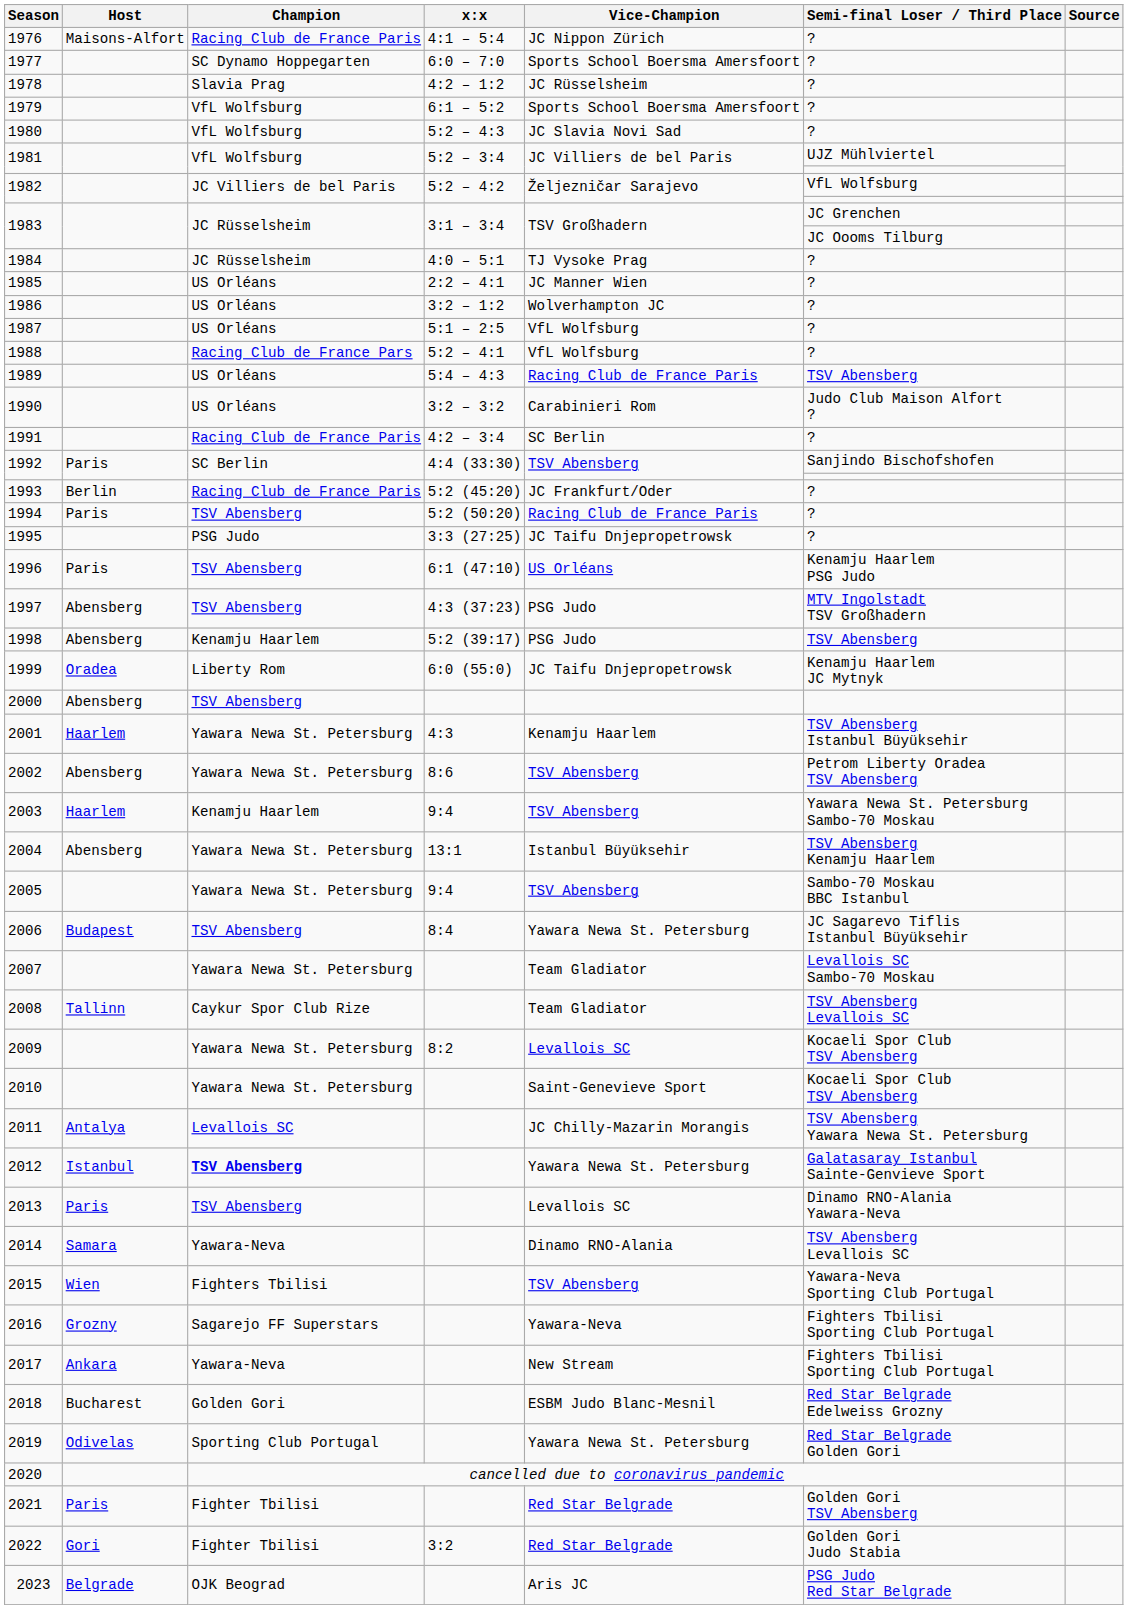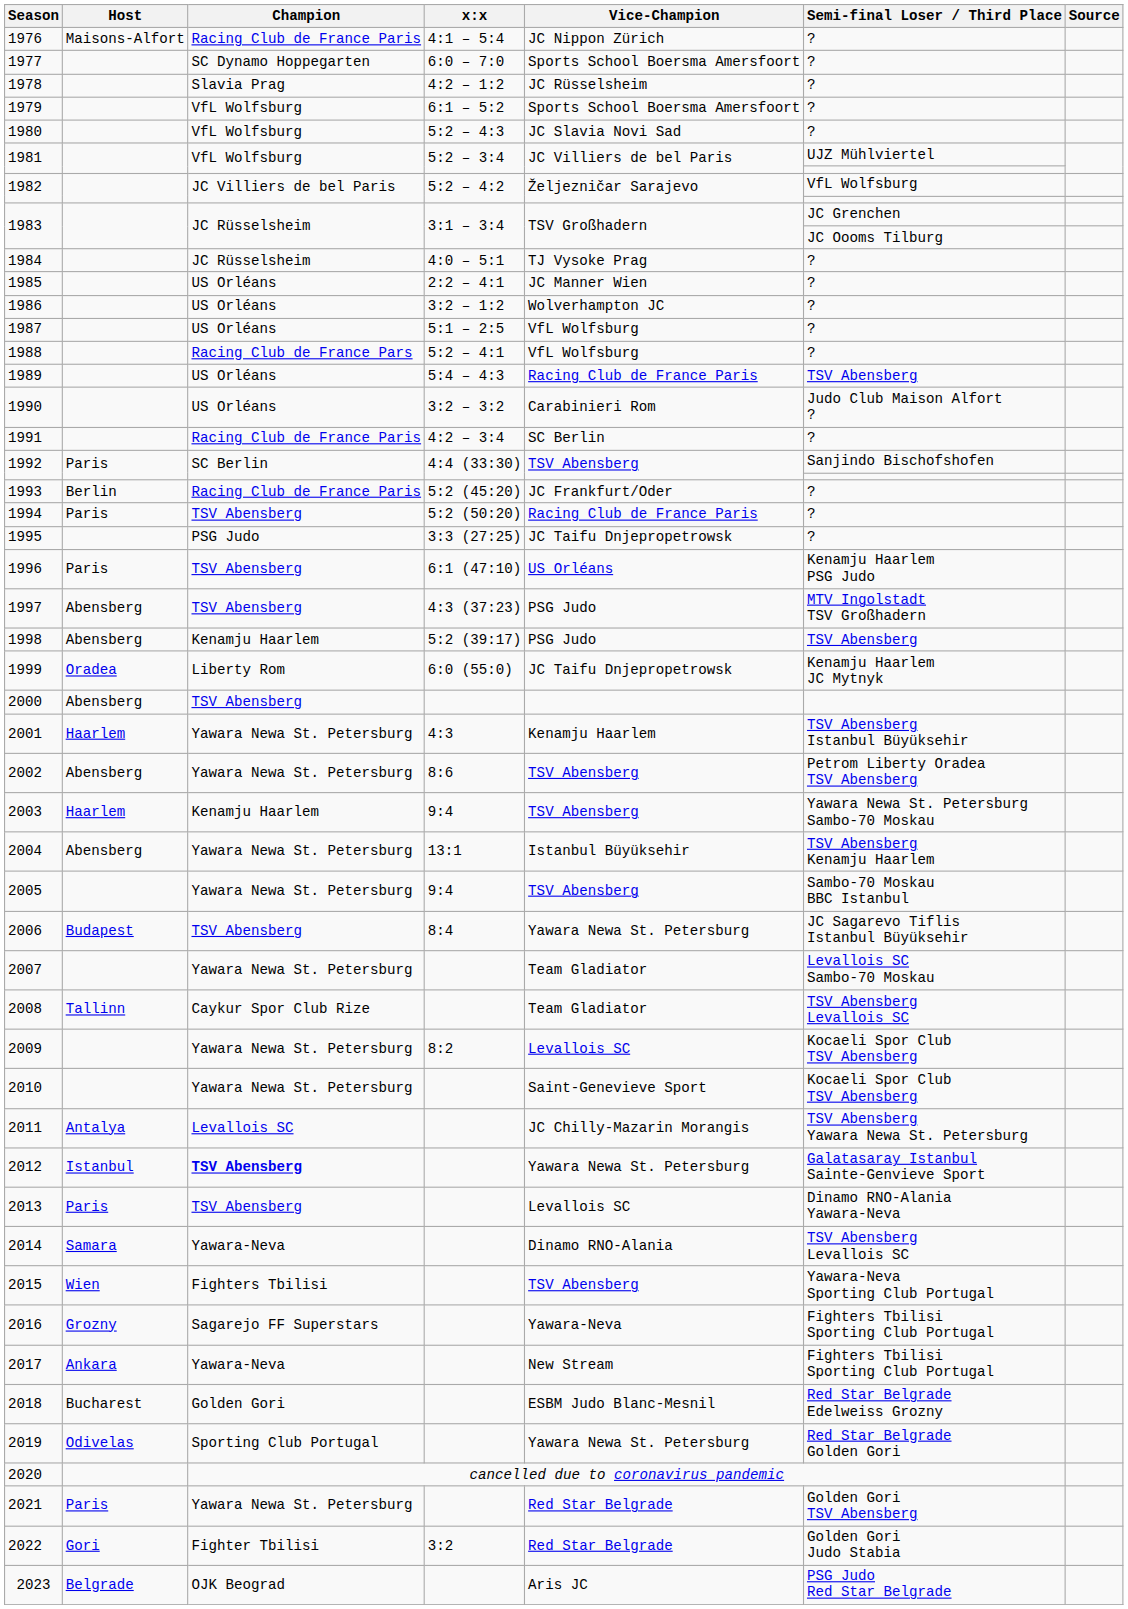(255, 1506) Fighter Tbilisi -> (302, 1506) Yawara Newa St. Petersburg
